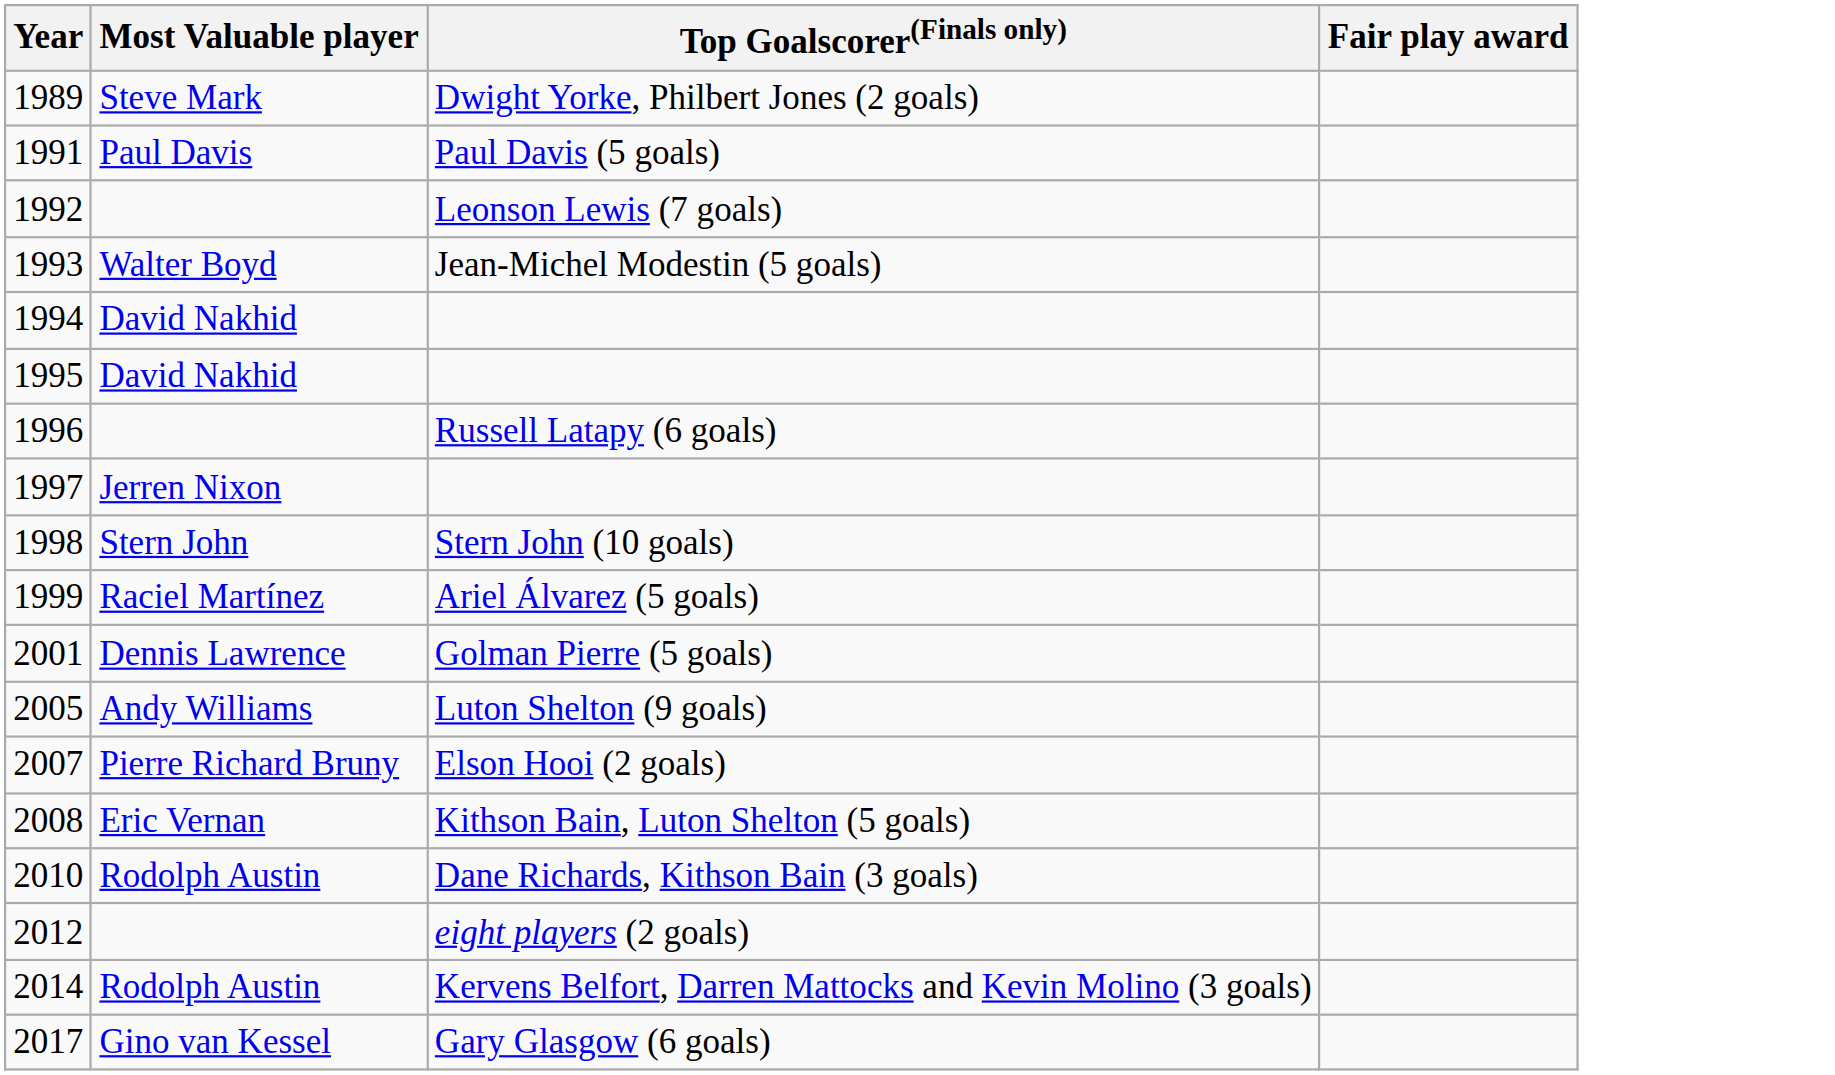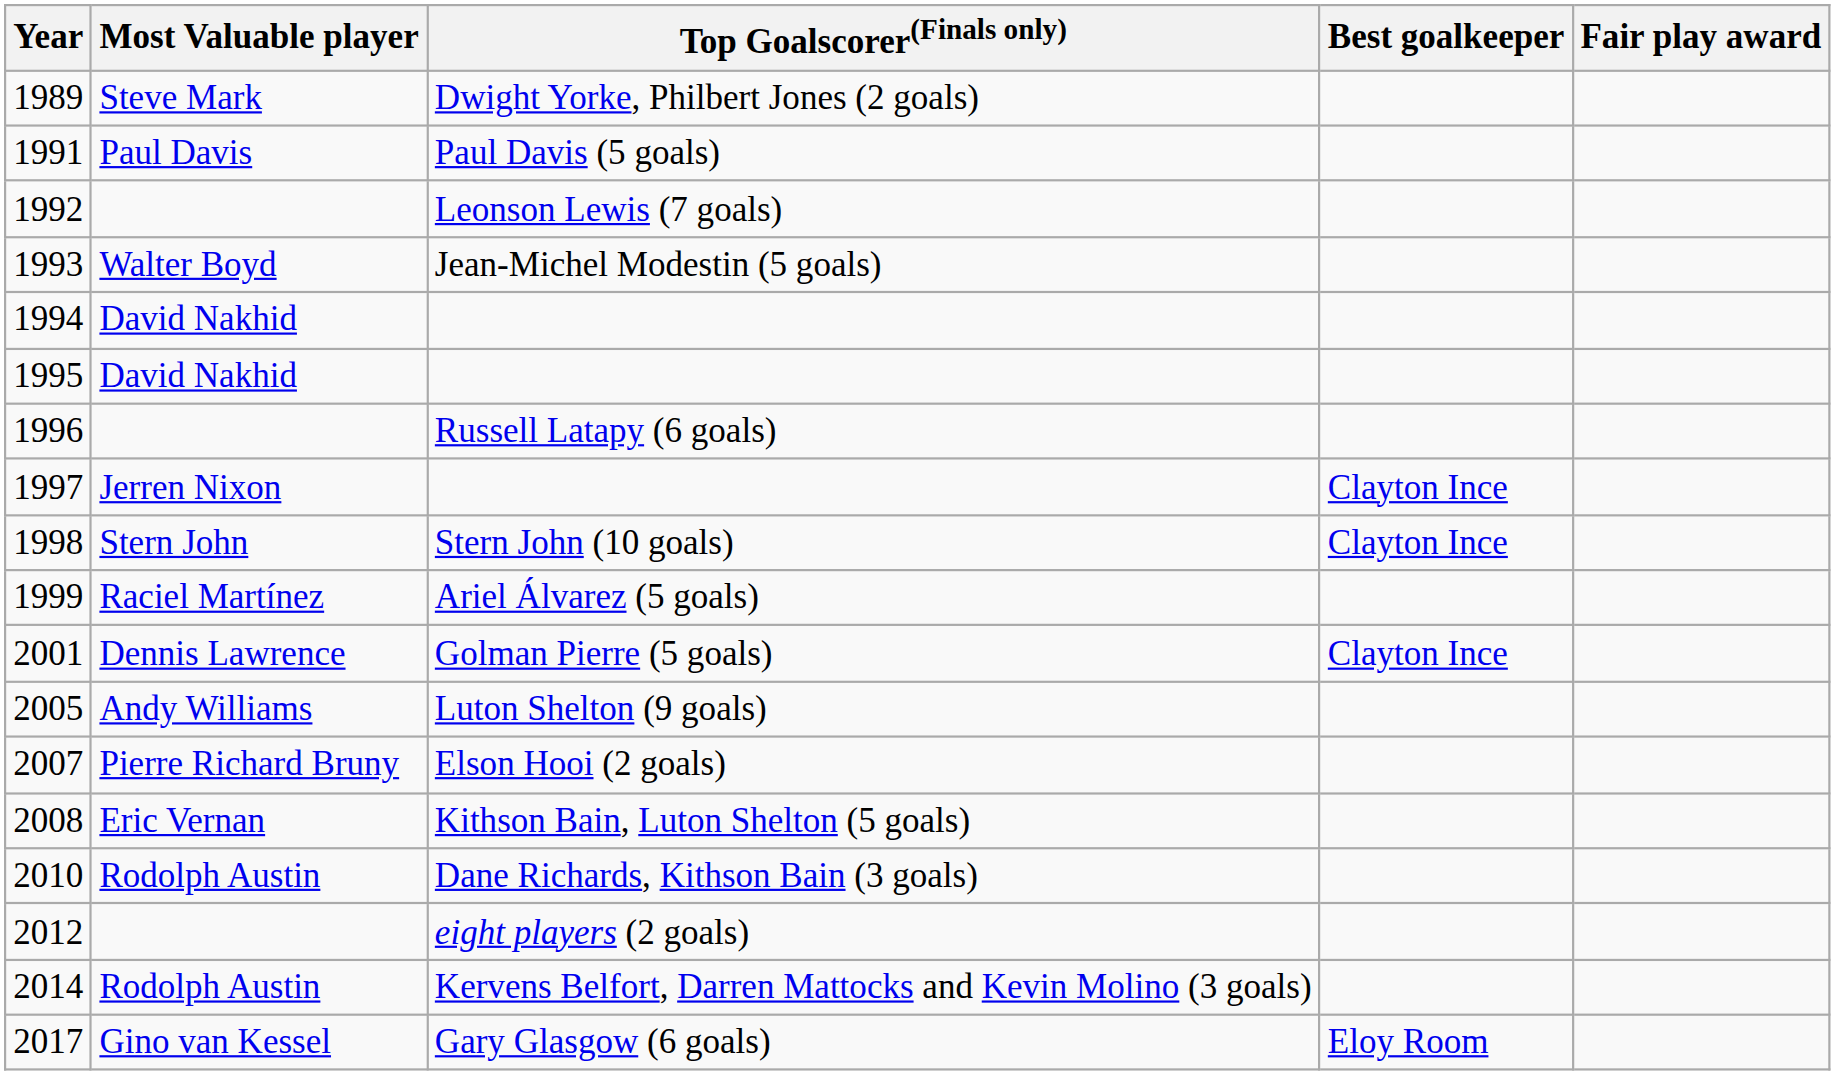+ column: (1446, 37)
